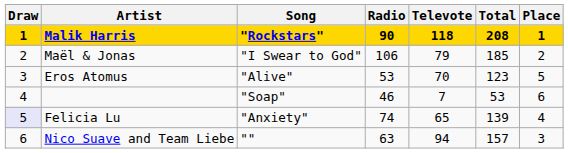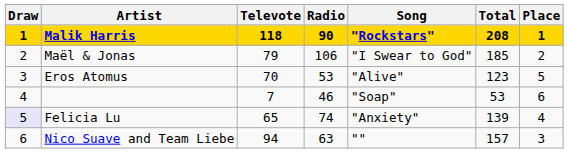columns swapped: (301, 15) <-> (442, 15)
